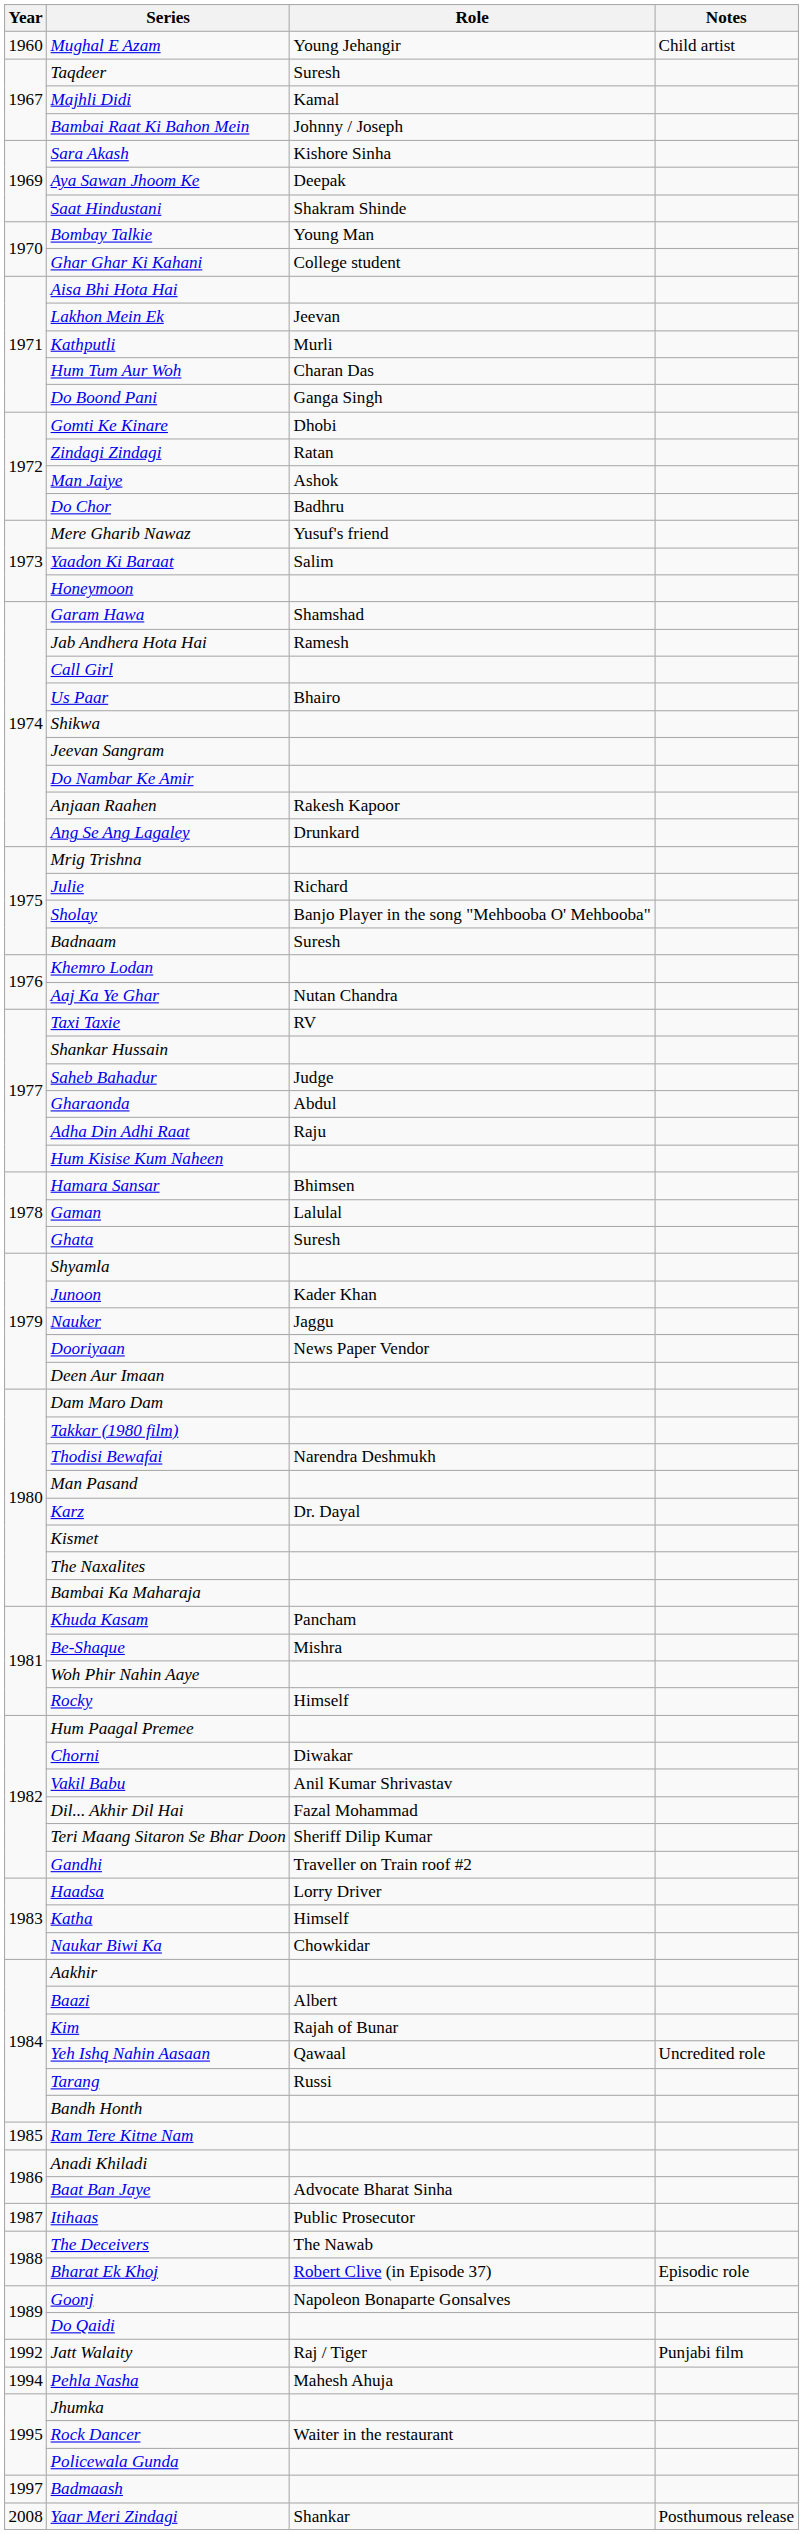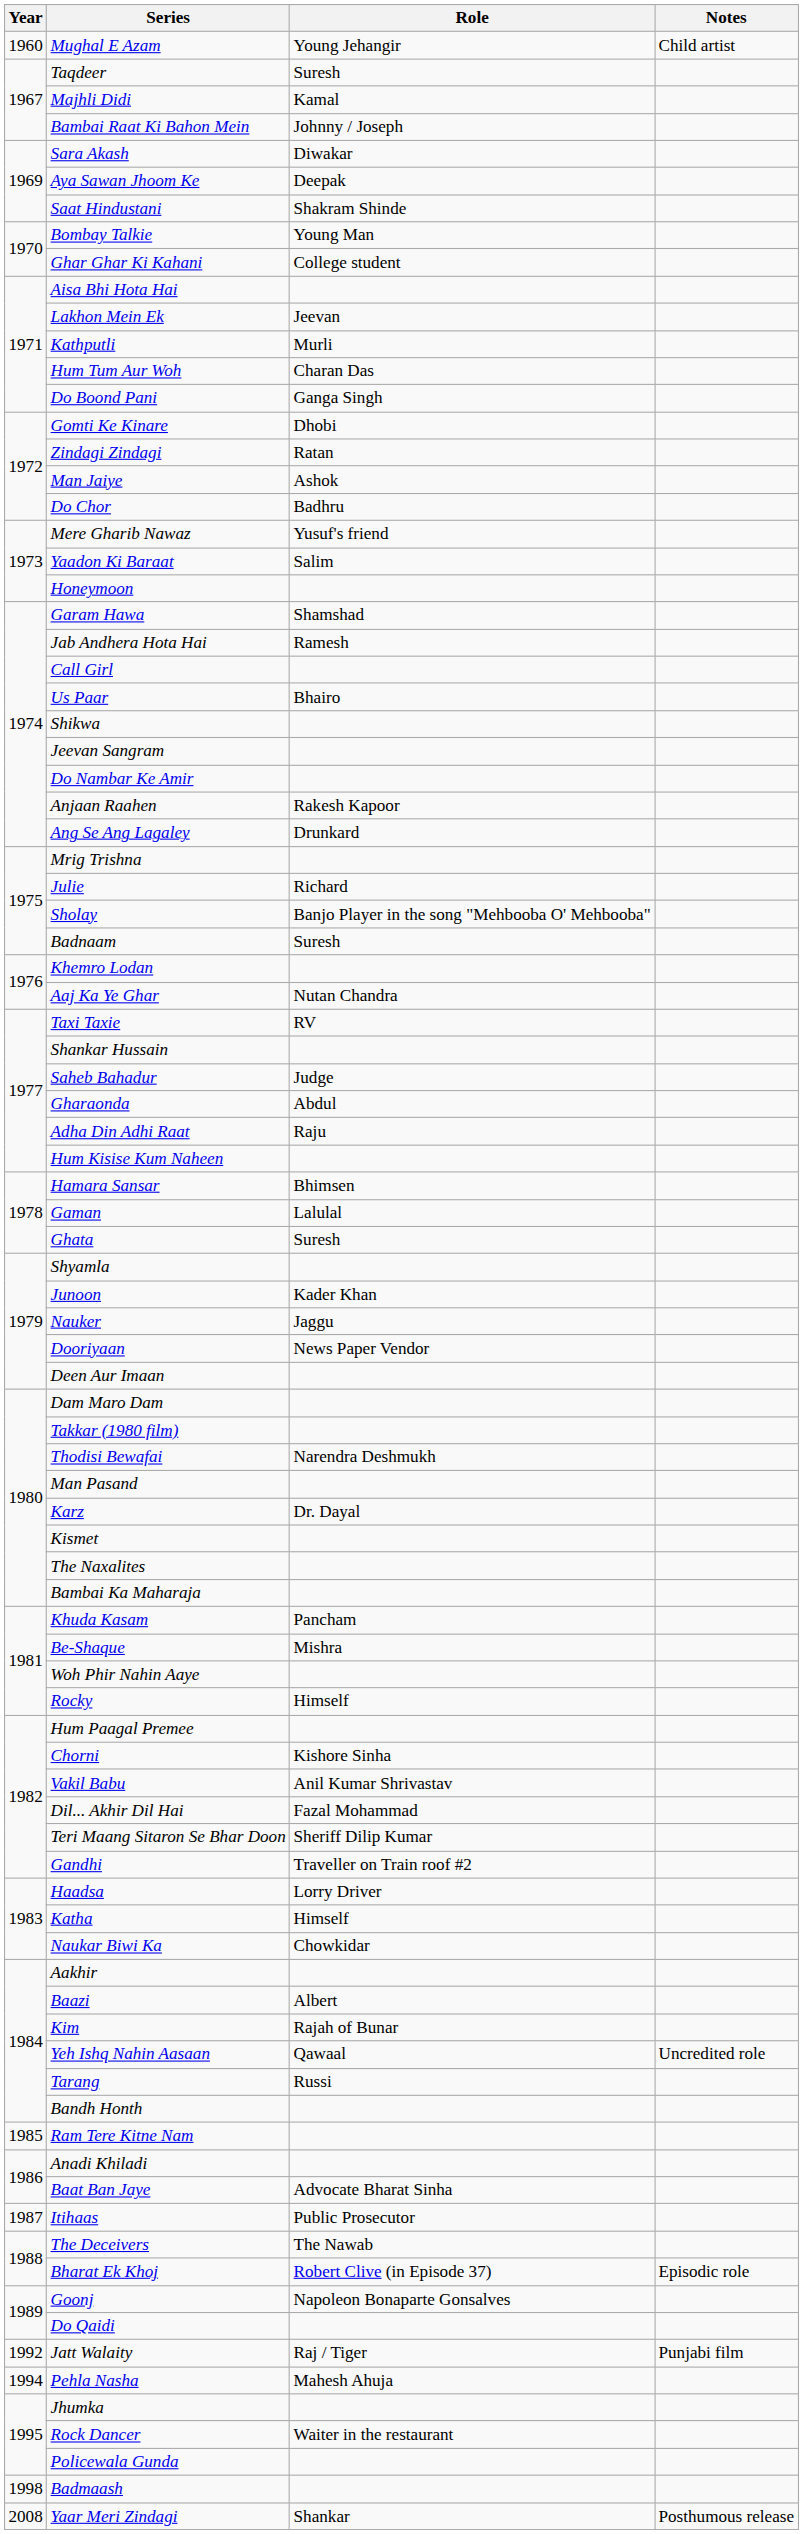(342, 153) Kishore Sinha -> (323, 153) Diwakar
(323, 1755) Diwakar -> (342, 1755) Kishore Sinha
(26, 2488) 1997 -> (26, 2488) 1998
